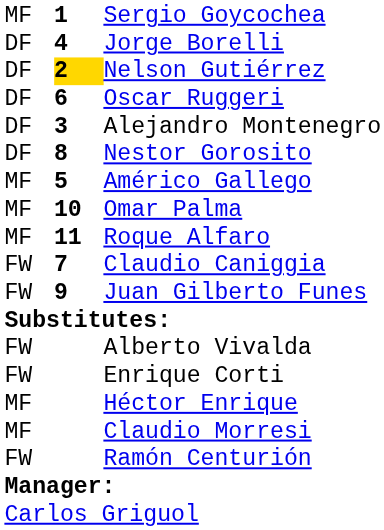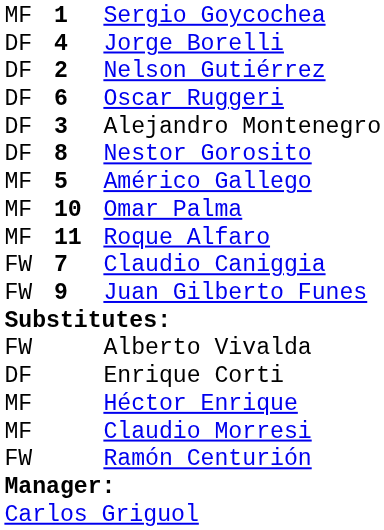(61, 71) gold background -> (61, 71) no background
(18, 376) FW -> (18, 376) DF
